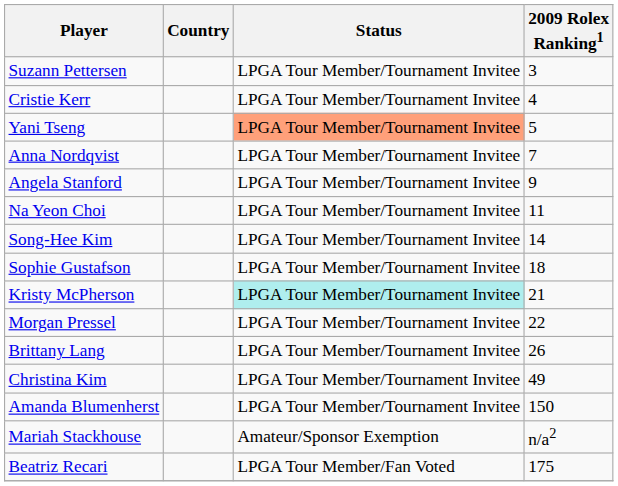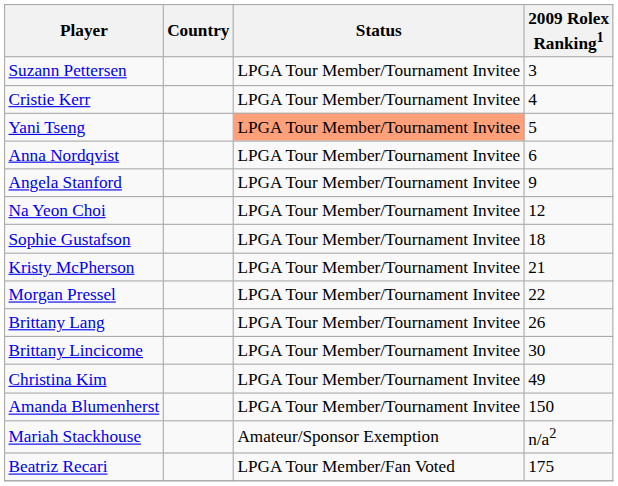(532, 154) 7 -> (532, 154) 6
(536, 210) 11 -> (537, 210) 12
- row: (60, 238)
(379, 294) paleturquoise background -> (379, 266) no background
+ row: (76, 350)
